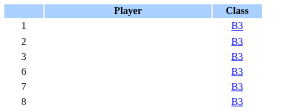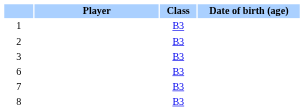+ column: (249, 11)
